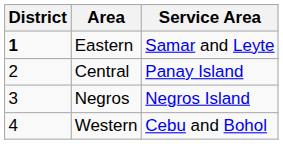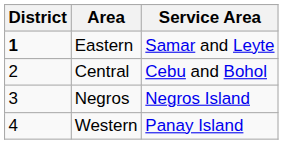(194, 71) Panay Island -> (206, 71) Cebu and Bohol
(206, 125) Cebu and Bohol -> (194, 125) Panay Island
